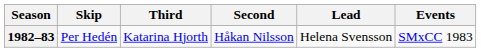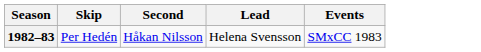- column: (166, 15)
